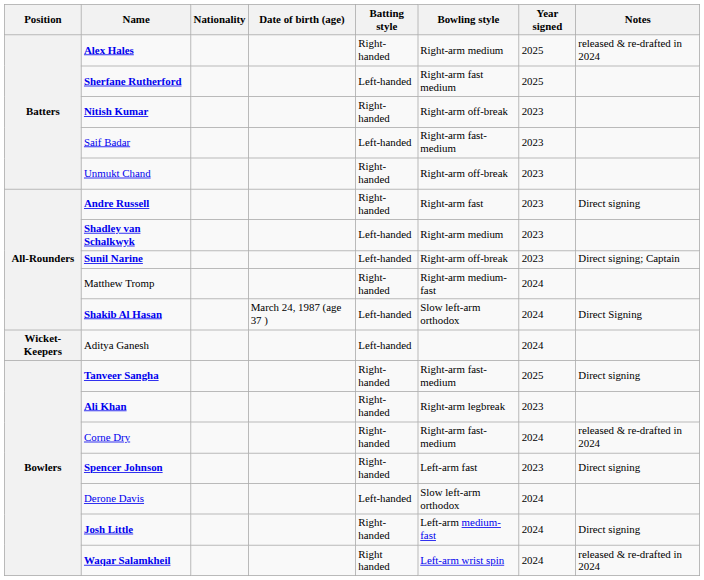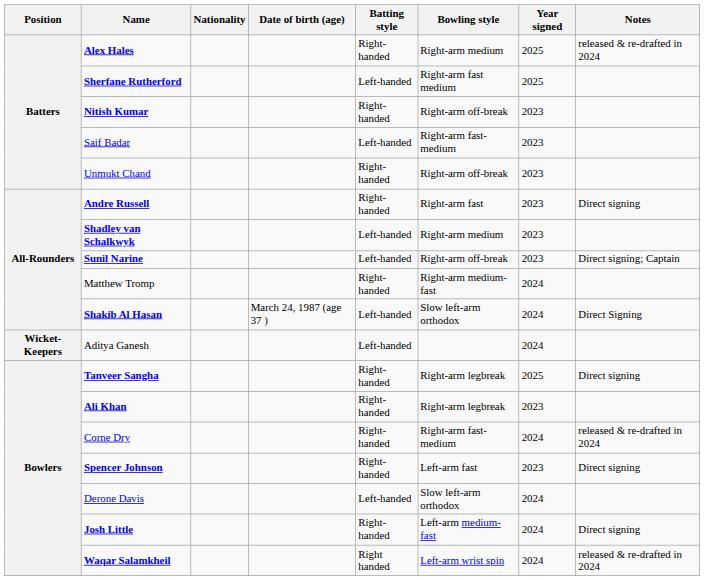(454, 375) Right-arm fast-medium -> (463, 375) Right-arm legbreak
